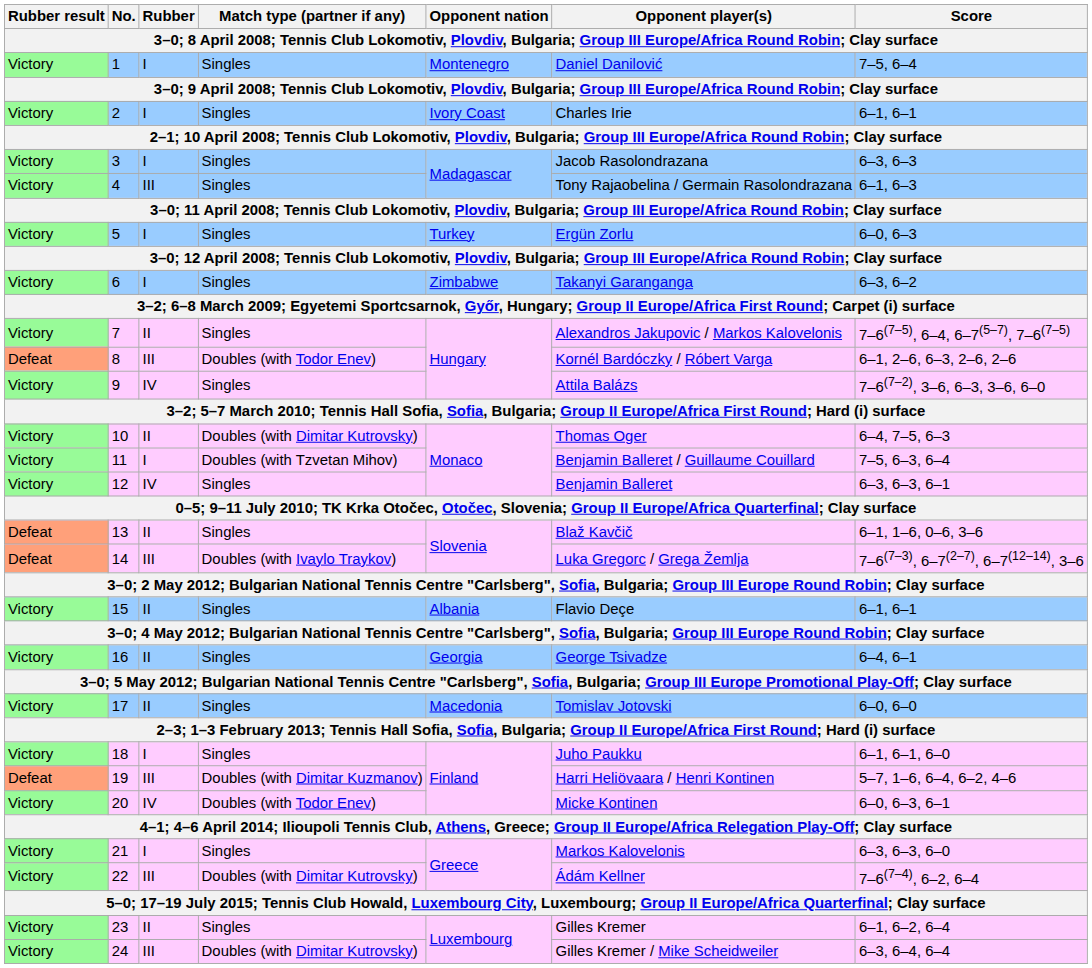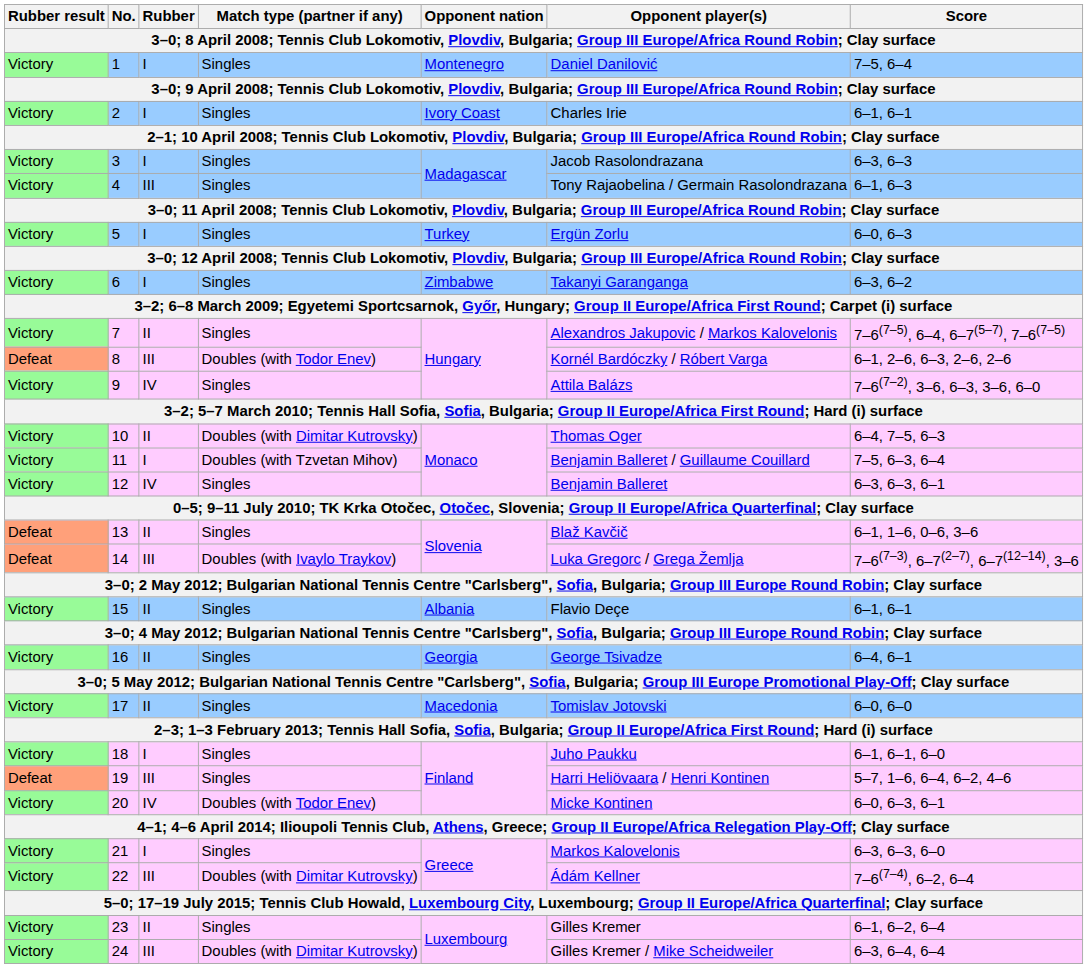(312, 777) Doubles (with Dimitar Kuzmanov) -> (226, 777) Singles
